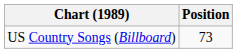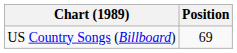(206, 37) 73 -> (206, 37) 69
